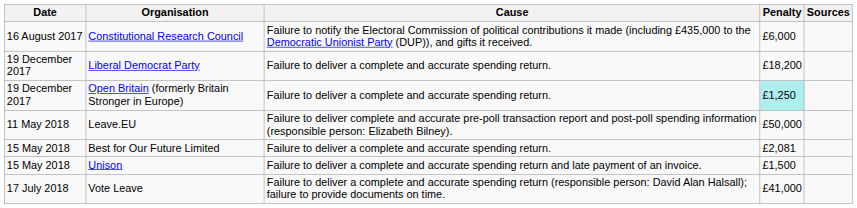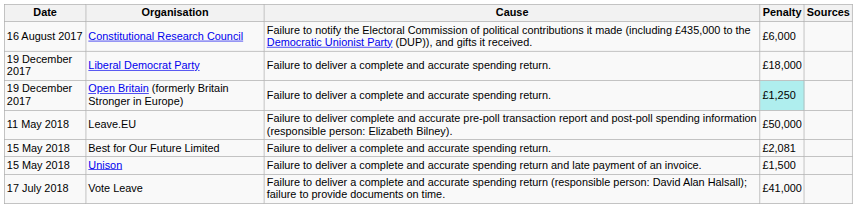(782, 65) £18,200 -> (782, 65) £18,000
